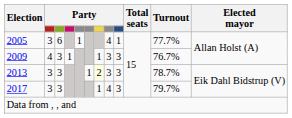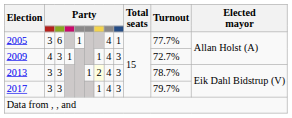(109, 56) 3 -> (109, 56) 4
(166, 56) 76.7% -> (166, 56) 72.7%
(109, 72) 3 -> (109, 72) 4
